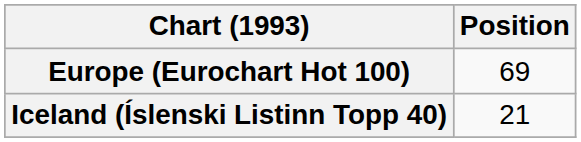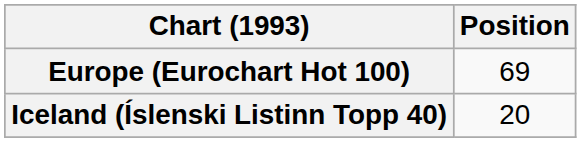(515, 114) 21 -> (515, 114) 20
